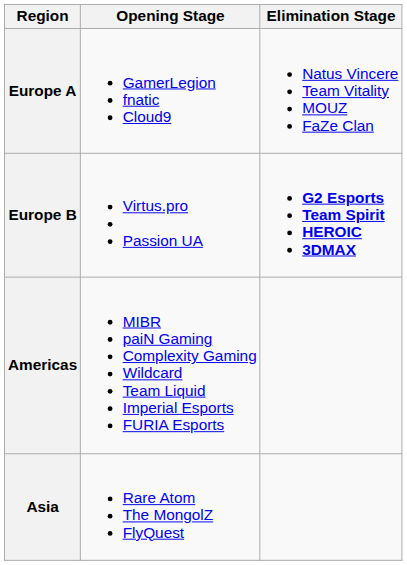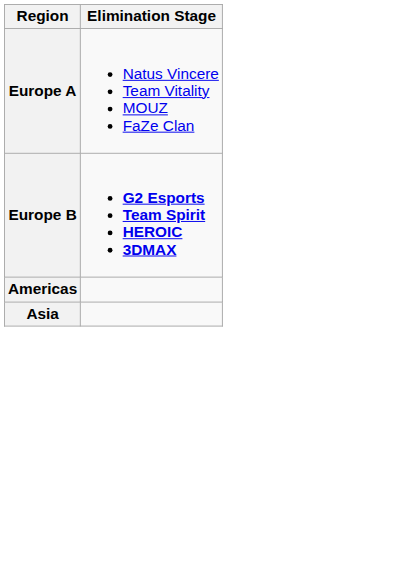- column: (170, 16)
